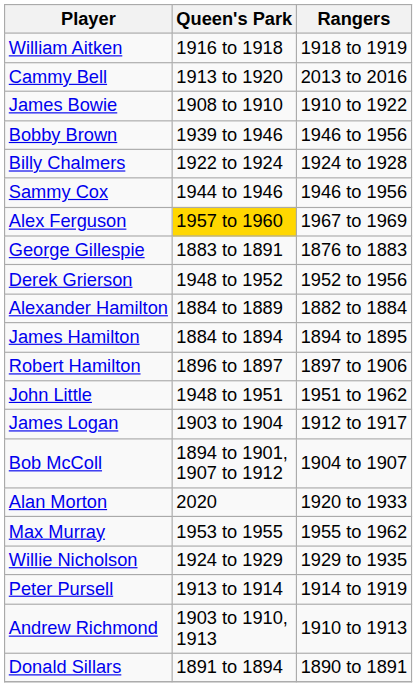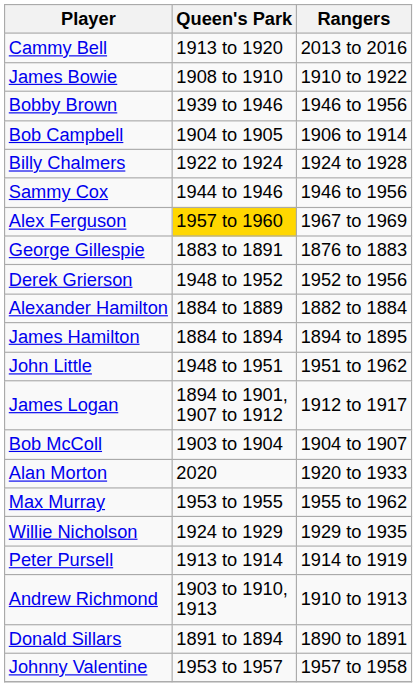- row: (66, 47)
+ row: (66, 134)
- row: (75, 366)
(230, 423) 1903 to 1904 -> (232, 405) 1894 to 1901, 1907 to 1912
(232, 463) 1894 to 1901, 1907 to 1912 -> (230, 444) 1903 to 1904
+ row: (78, 667)
